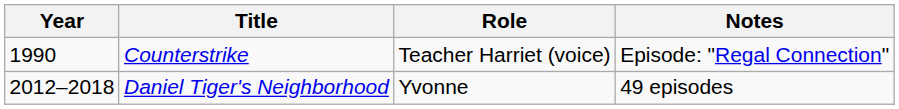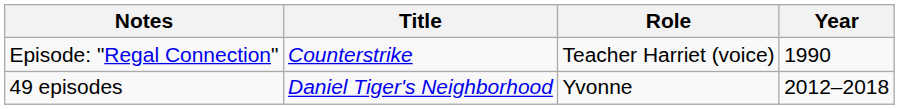columns swapped: (62, 21) <-> (755, 21)
